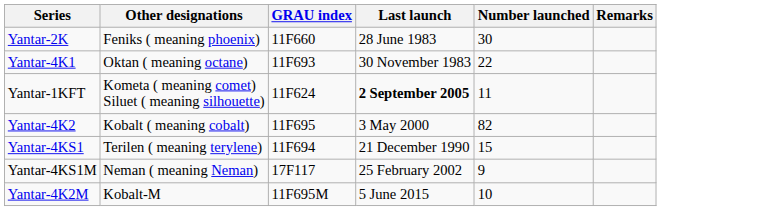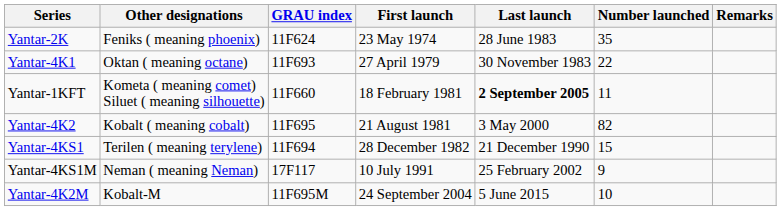+ column: (415, 16)
(293, 39) 11F660 -> (293, 39) 11F624
(485, 39) 30 -> (605, 39) 35
(293, 93) 11F624 -> (293, 93) 11F660
